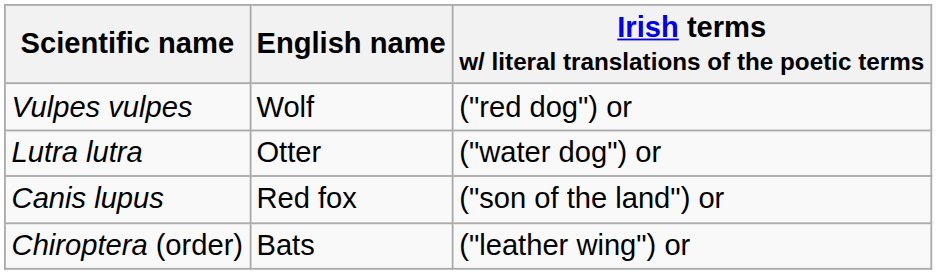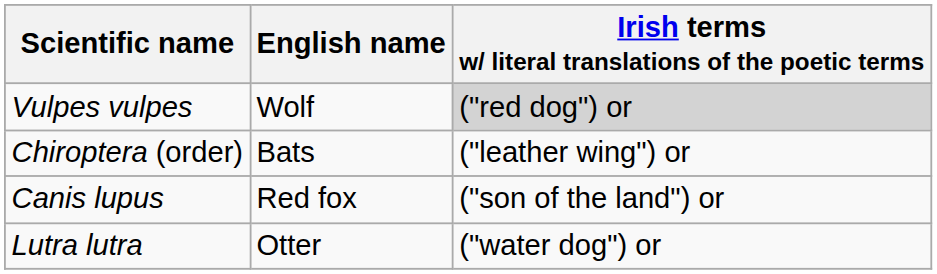(546, 106) no background -> (546, 106) lightgrey background
rows swapped: (77, 152) <-> (127, 245)
